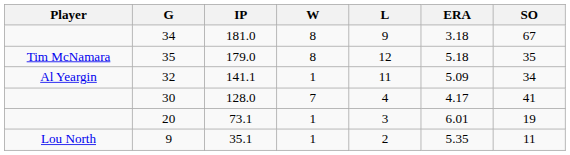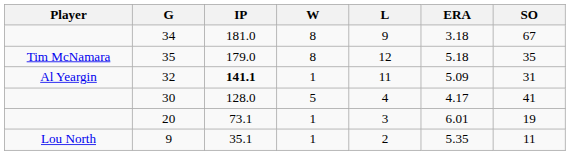(241, 77) normal -> (241, 77) bold
(529, 77) 34 -> (529, 77) 31
(313, 98) 7 -> (313, 98) 5
